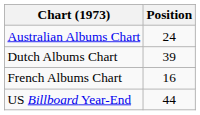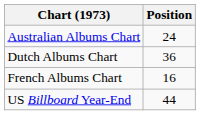(169, 57) 39 -> (169, 57) 36
